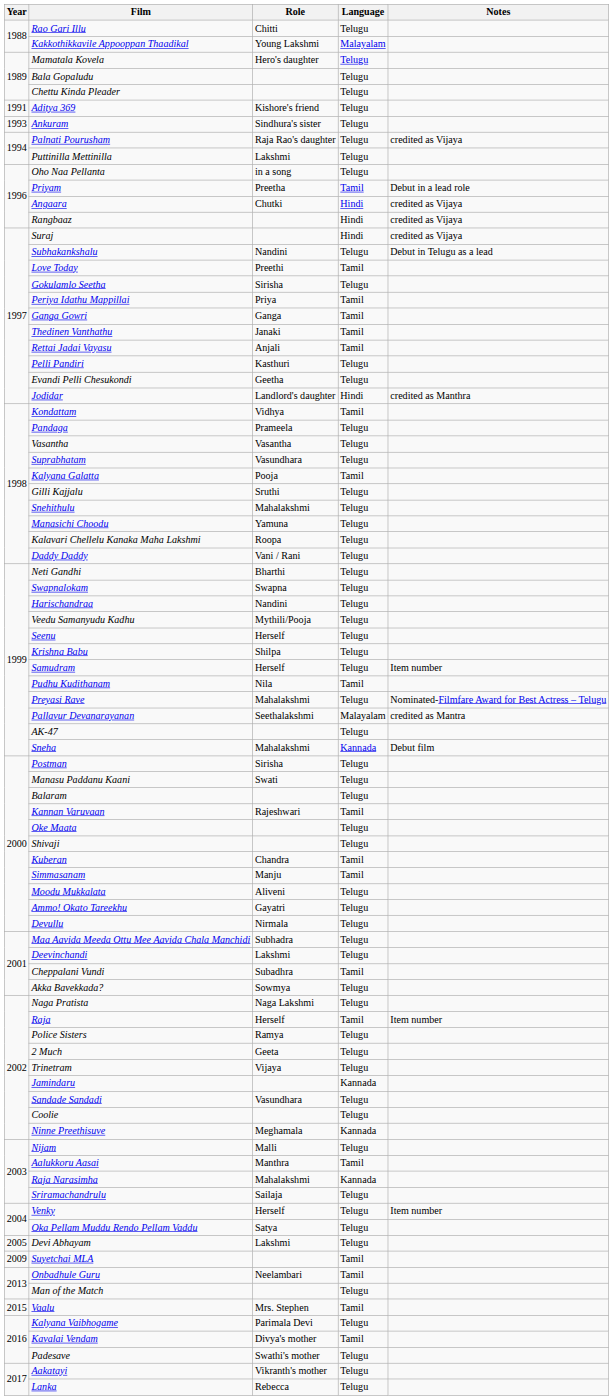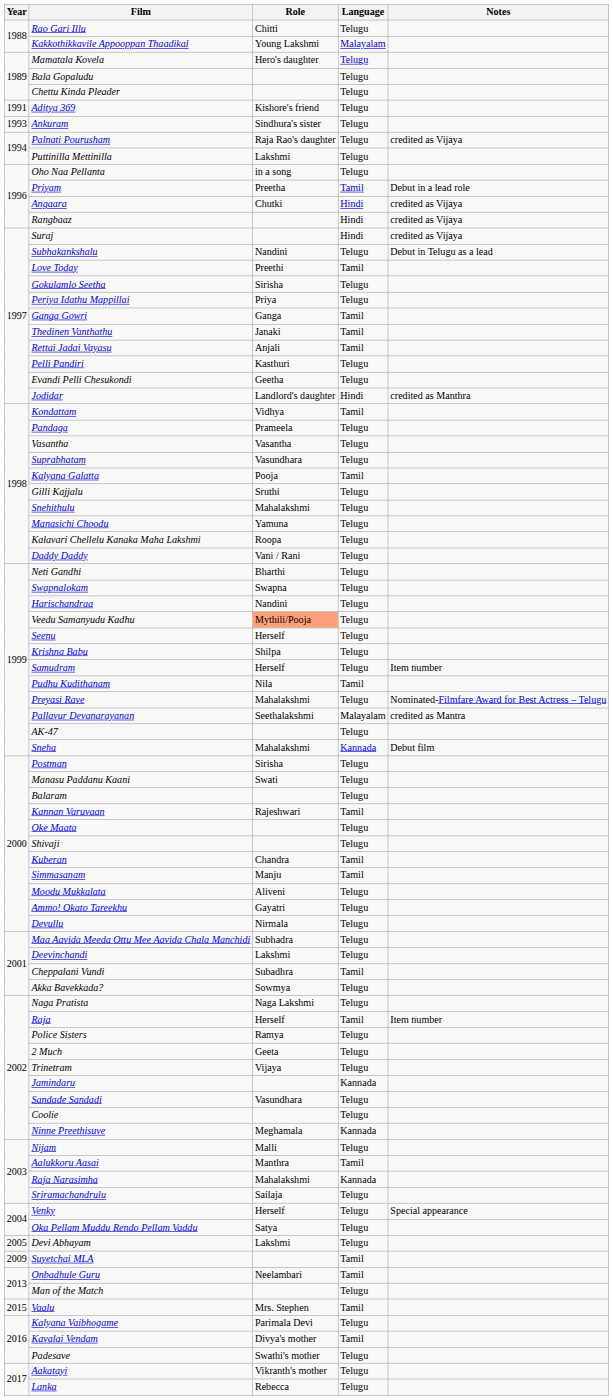(352, 300) Tamil -> (354, 300) Telugu
(283, 619) no background -> (283, 619) lightsalmon background
(416, 1211) Item number -> (429, 1211) Special appearance
